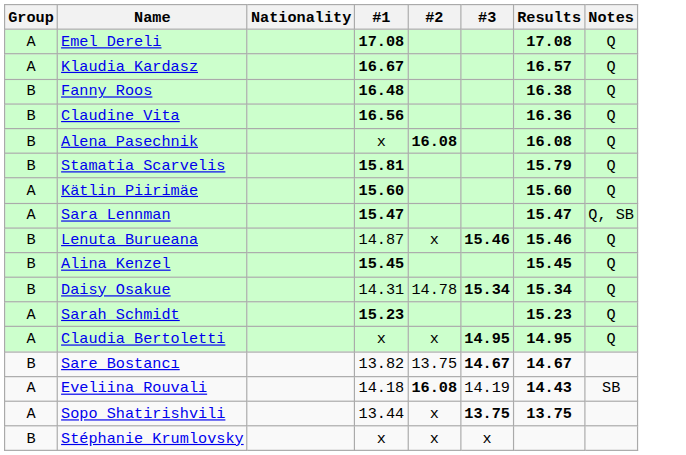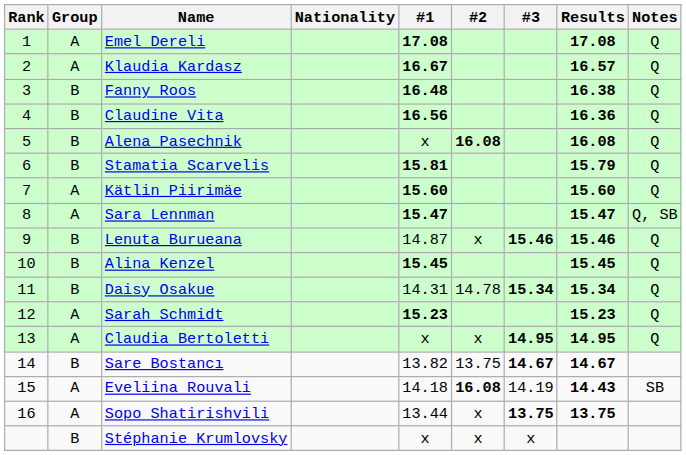+ column: (26, 17)
